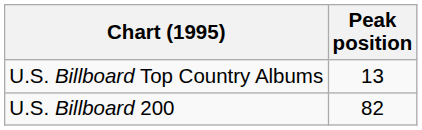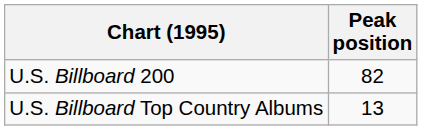rows swapped: (166, 76) <-> (92, 108)
